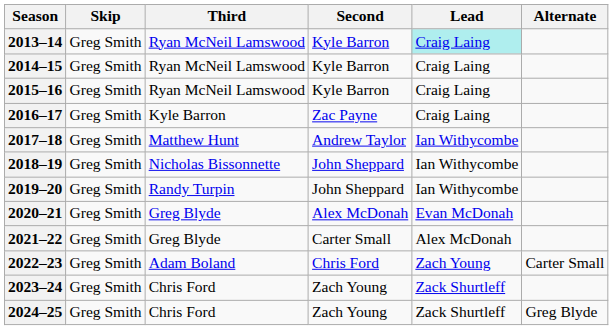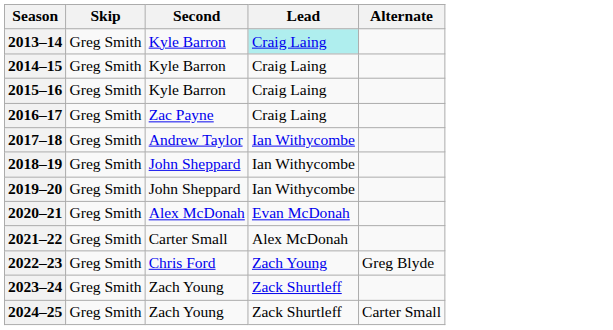- column: (227, 16)
(565, 262) Carter Small -> (398, 262) Greg Blyde
(561, 312) Greg Blyde -> (402, 312) Carter Small
